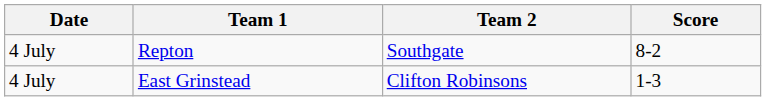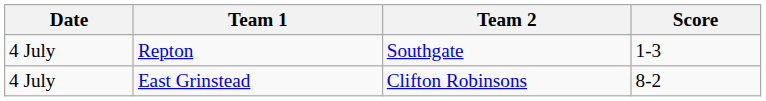(648, 50) 8-2 -> (648, 50) 1-3
(648, 80) 1-3 -> (648, 80) 8-2
